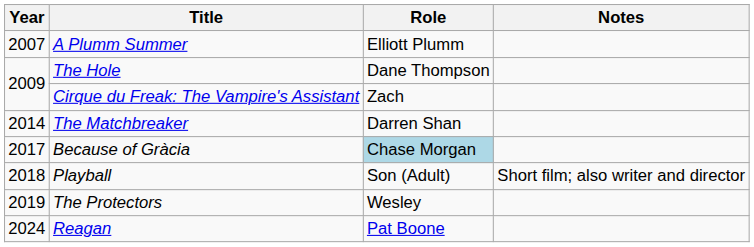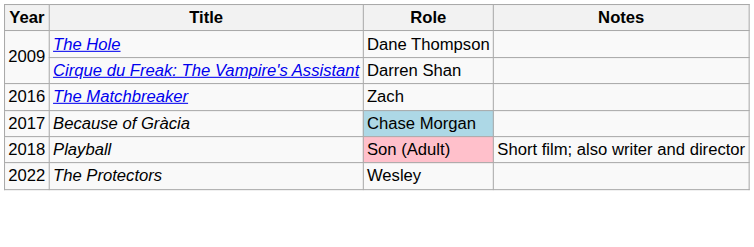- row: (120, 44)
(385, 96) Zach -> (414, 70) Darren Shan
(27, 123) 2014 -> (27, 96) 2016
(414, 123) Darren Shan -> (385, 96) Zach
(409, 176) no background -> (409, 149) pink background
(27, 202) 2019 -> (27, 176) 2022
- row: (82, 228)
